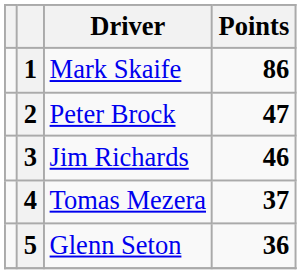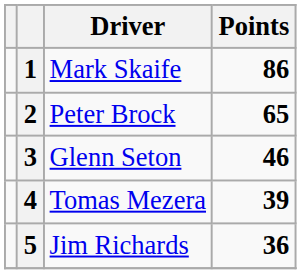(276, 113) 47 -> (276, 113) 65
(119, 157) Jim Richards -> (116, 157) Glenn Seton
(276, 200) 37 -> (276, 200) 39
(116, 244) Glenn Seton -> (119, 244) Jim Richards
